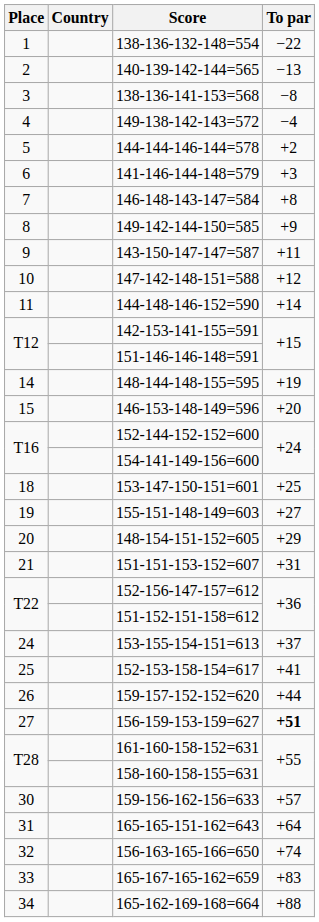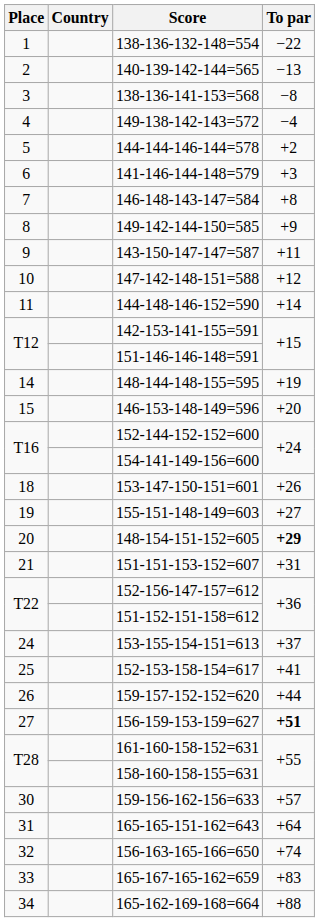(289, 486) +25 -> (289, 486) +26
(289, 539) normal -> (289, 539) bold
